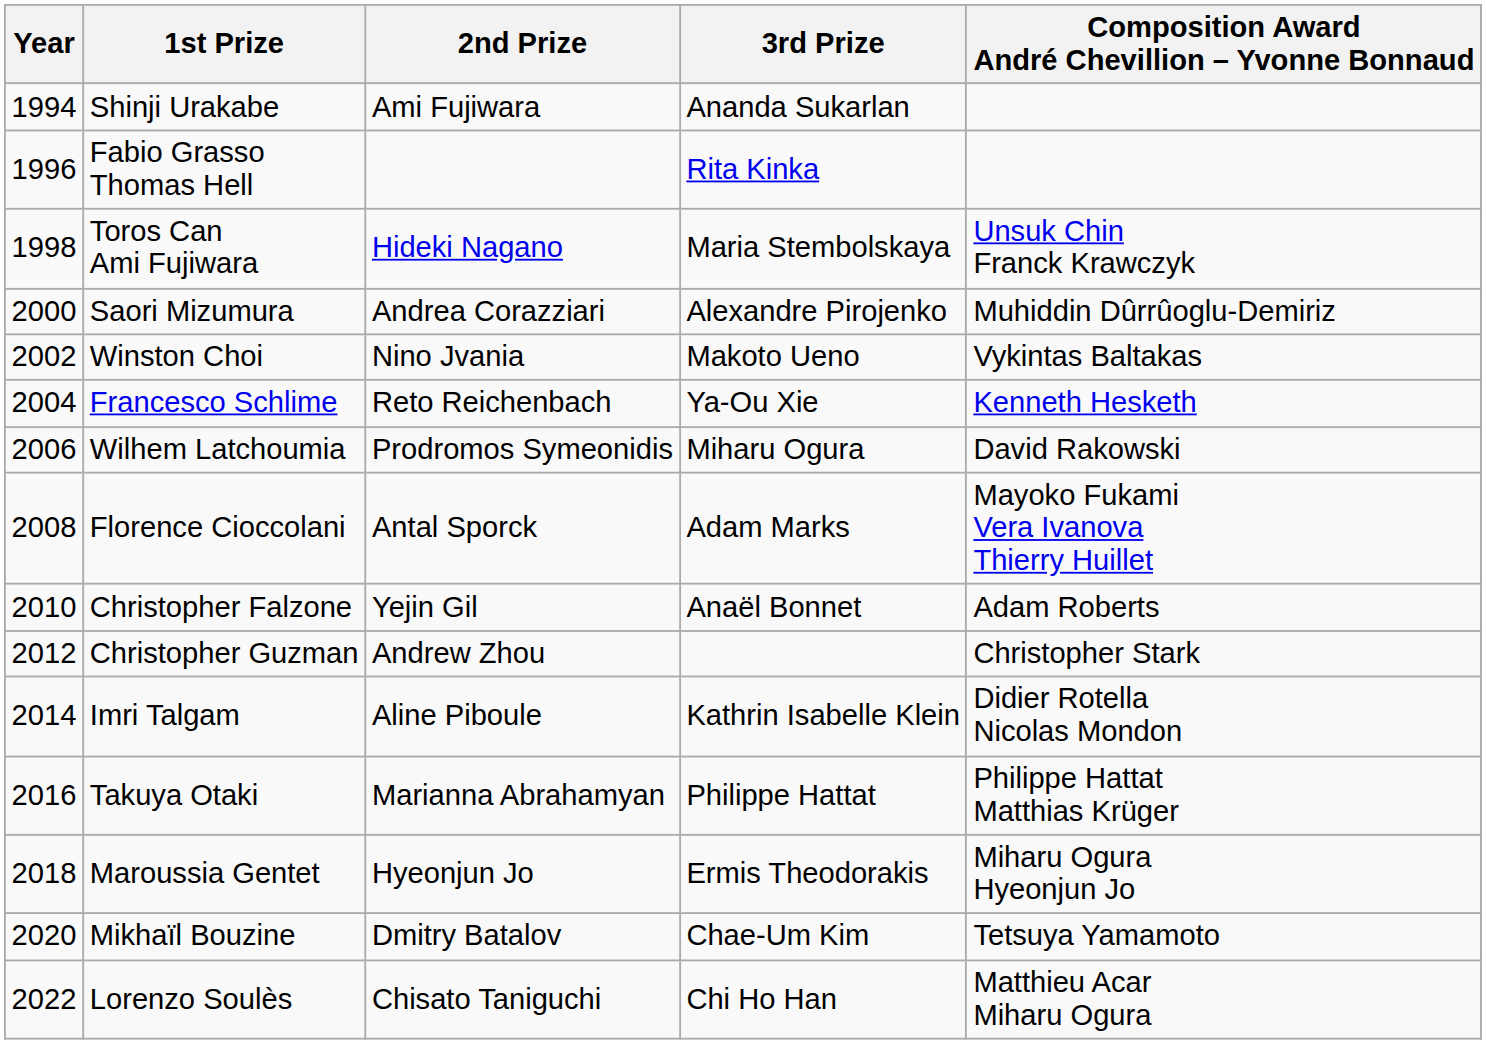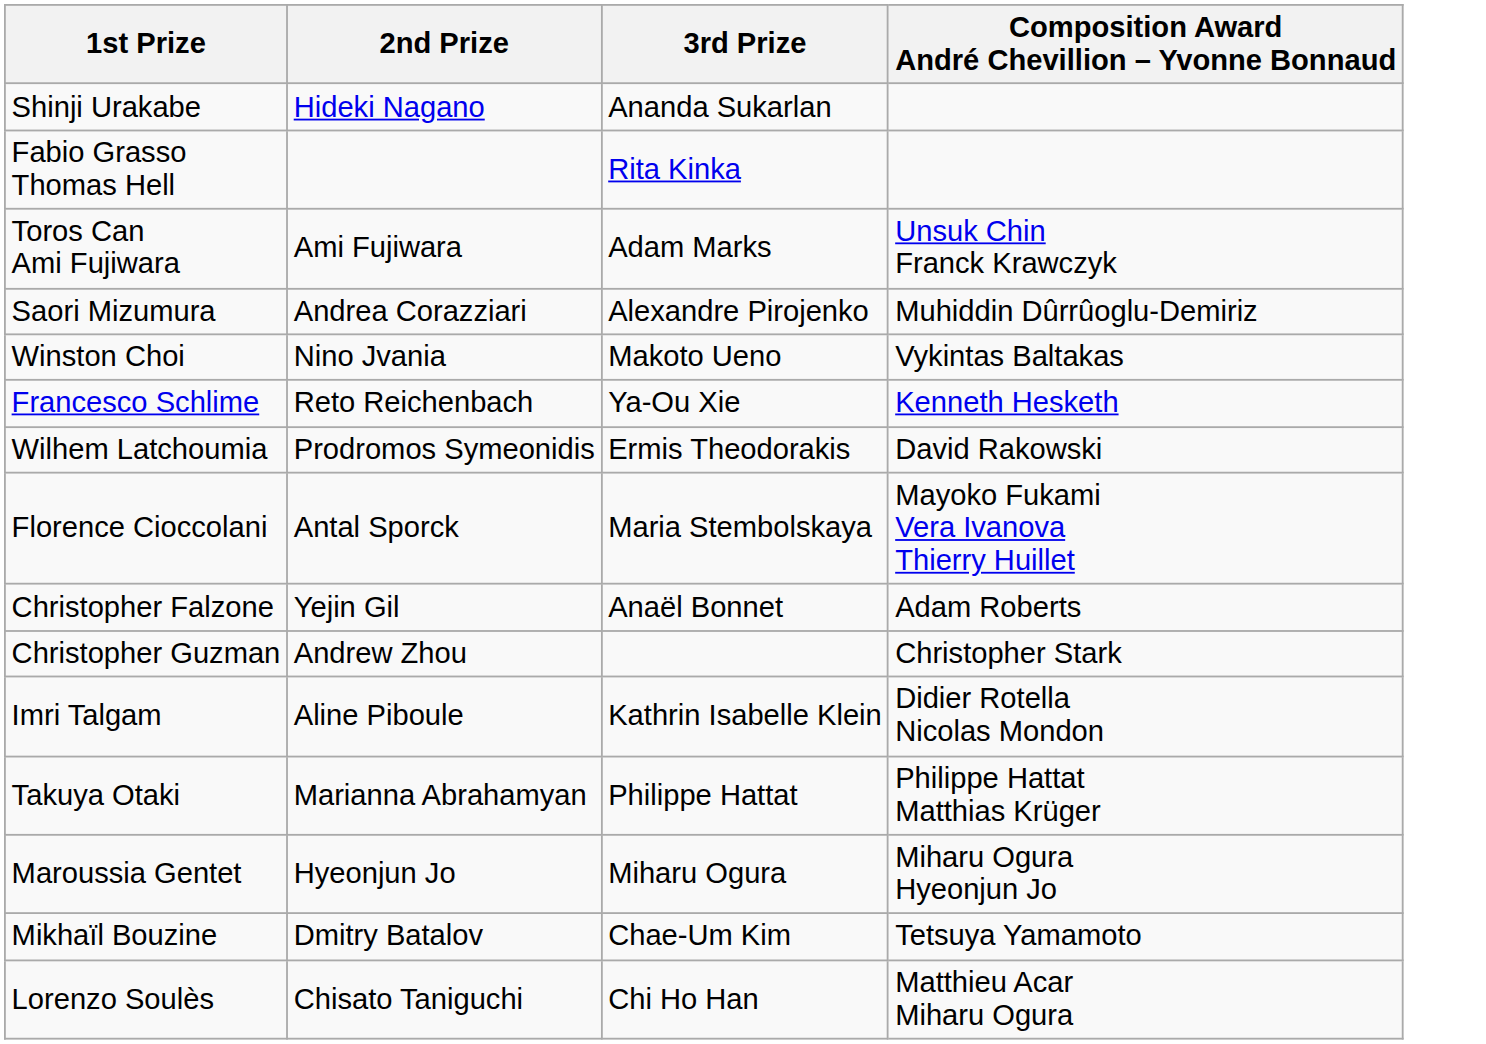- column: (44, 43)
(456, 106) Ami Fujiwara -> (389, 106) Hideki Nagano
(467, 248) Hideki Nagano -> (378, 248) Ami Fujiwara
(818, 248) Maria Stembolskaya -> (690, 248) Adam Marks
(775, 449) Miharu Ogura -> (729, 449) Ermis Theodorakis
(768, 528) Adam Marks -> (740, 528) Maria Stembolskaya
(808, 873) Ermis Theodorakis -> (697, 873) Miharu Ogura
